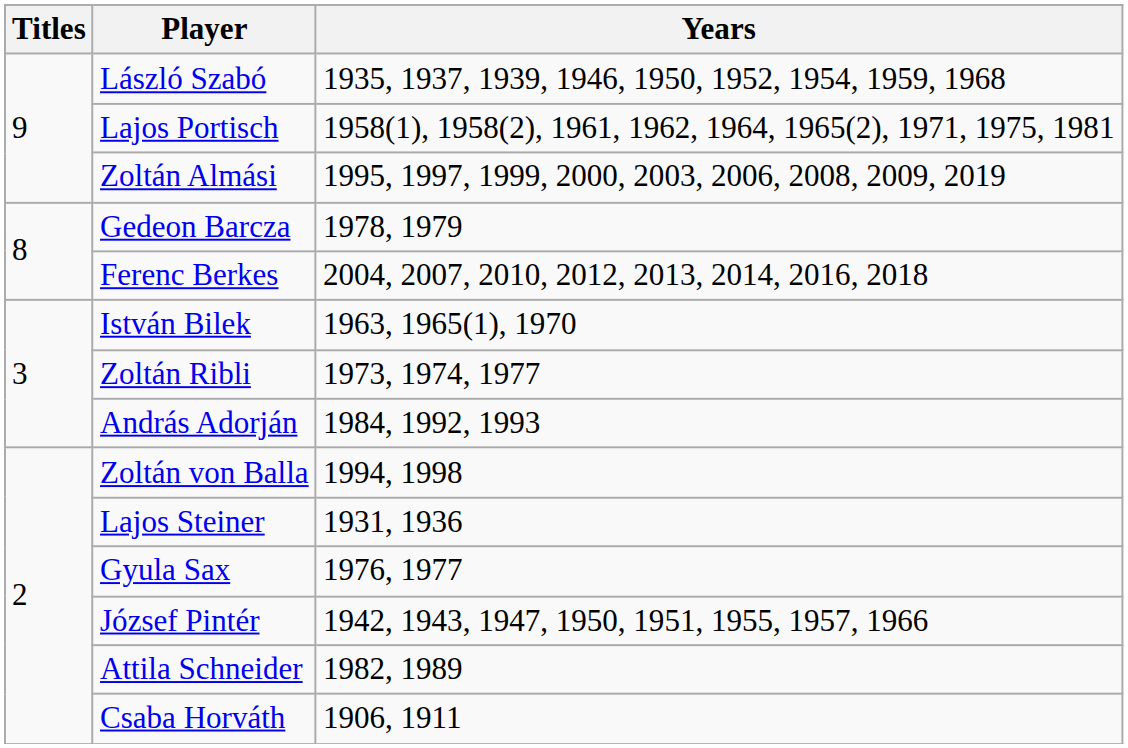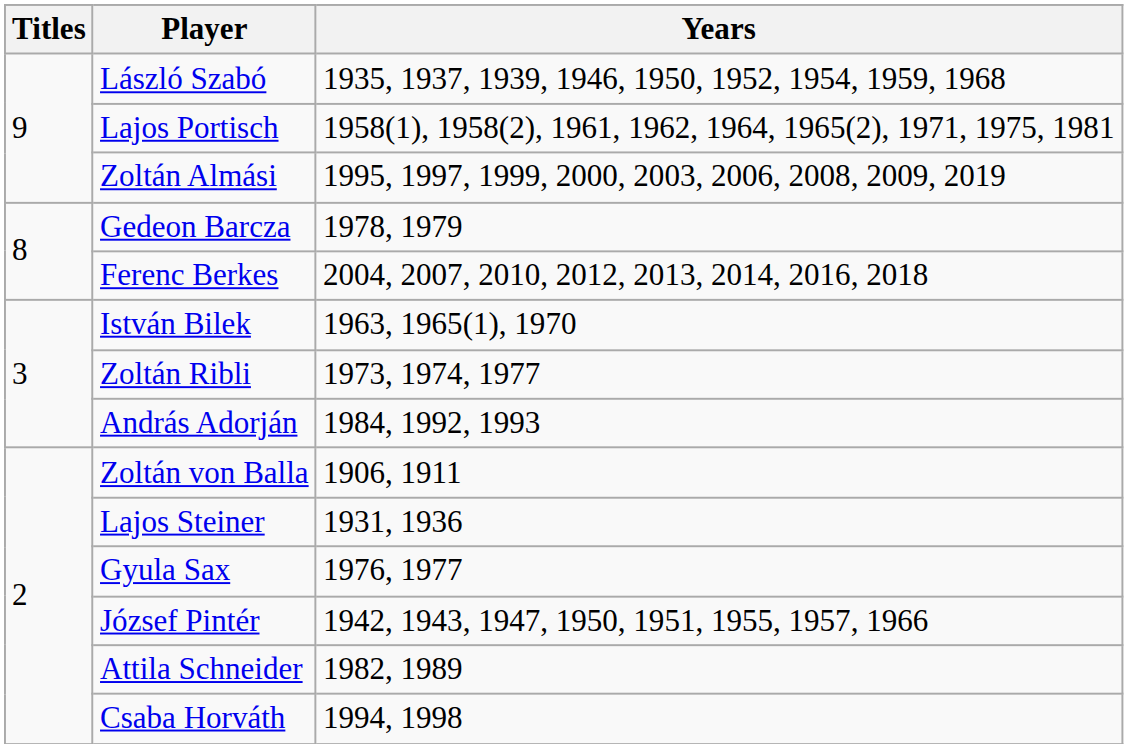(393, 472) 1994, 1998 -> (392, 472) 1906, 1911
(392, 718) 1906, 1911 -> (393, 718) 1994, 1998
